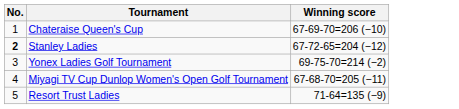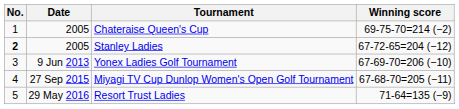+ column: (59, 13)
(339, 29) 67-69-70=206 (−10) -> (408, 29) 69-75-70=214 (−2)
(342, 63) 69-75-70=214 (−2) -> (405, 63) 67-69-70=206 (−10)
